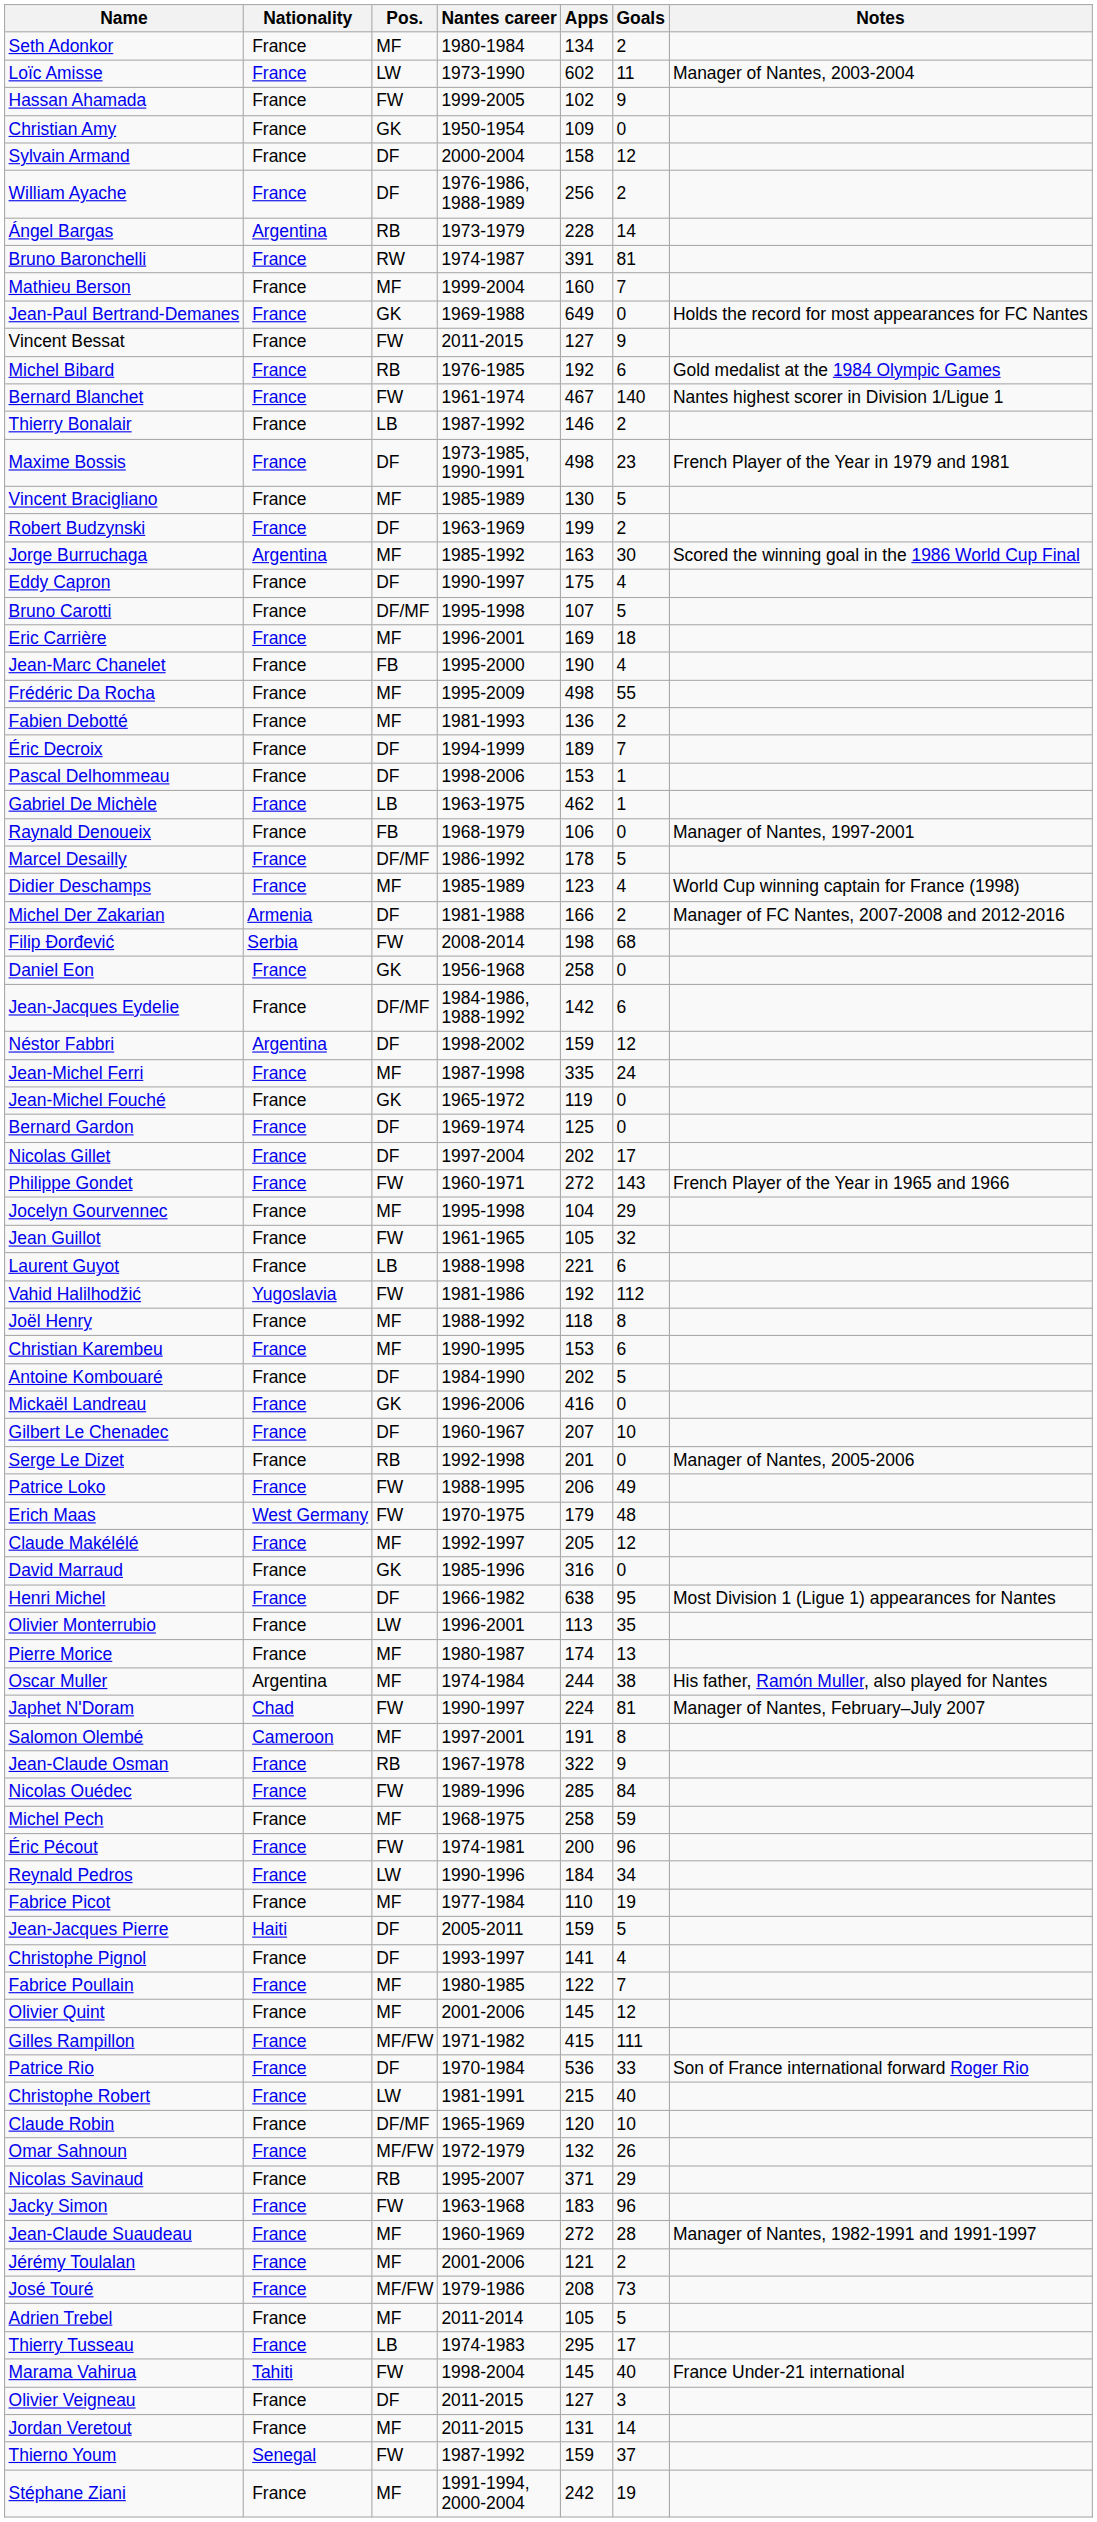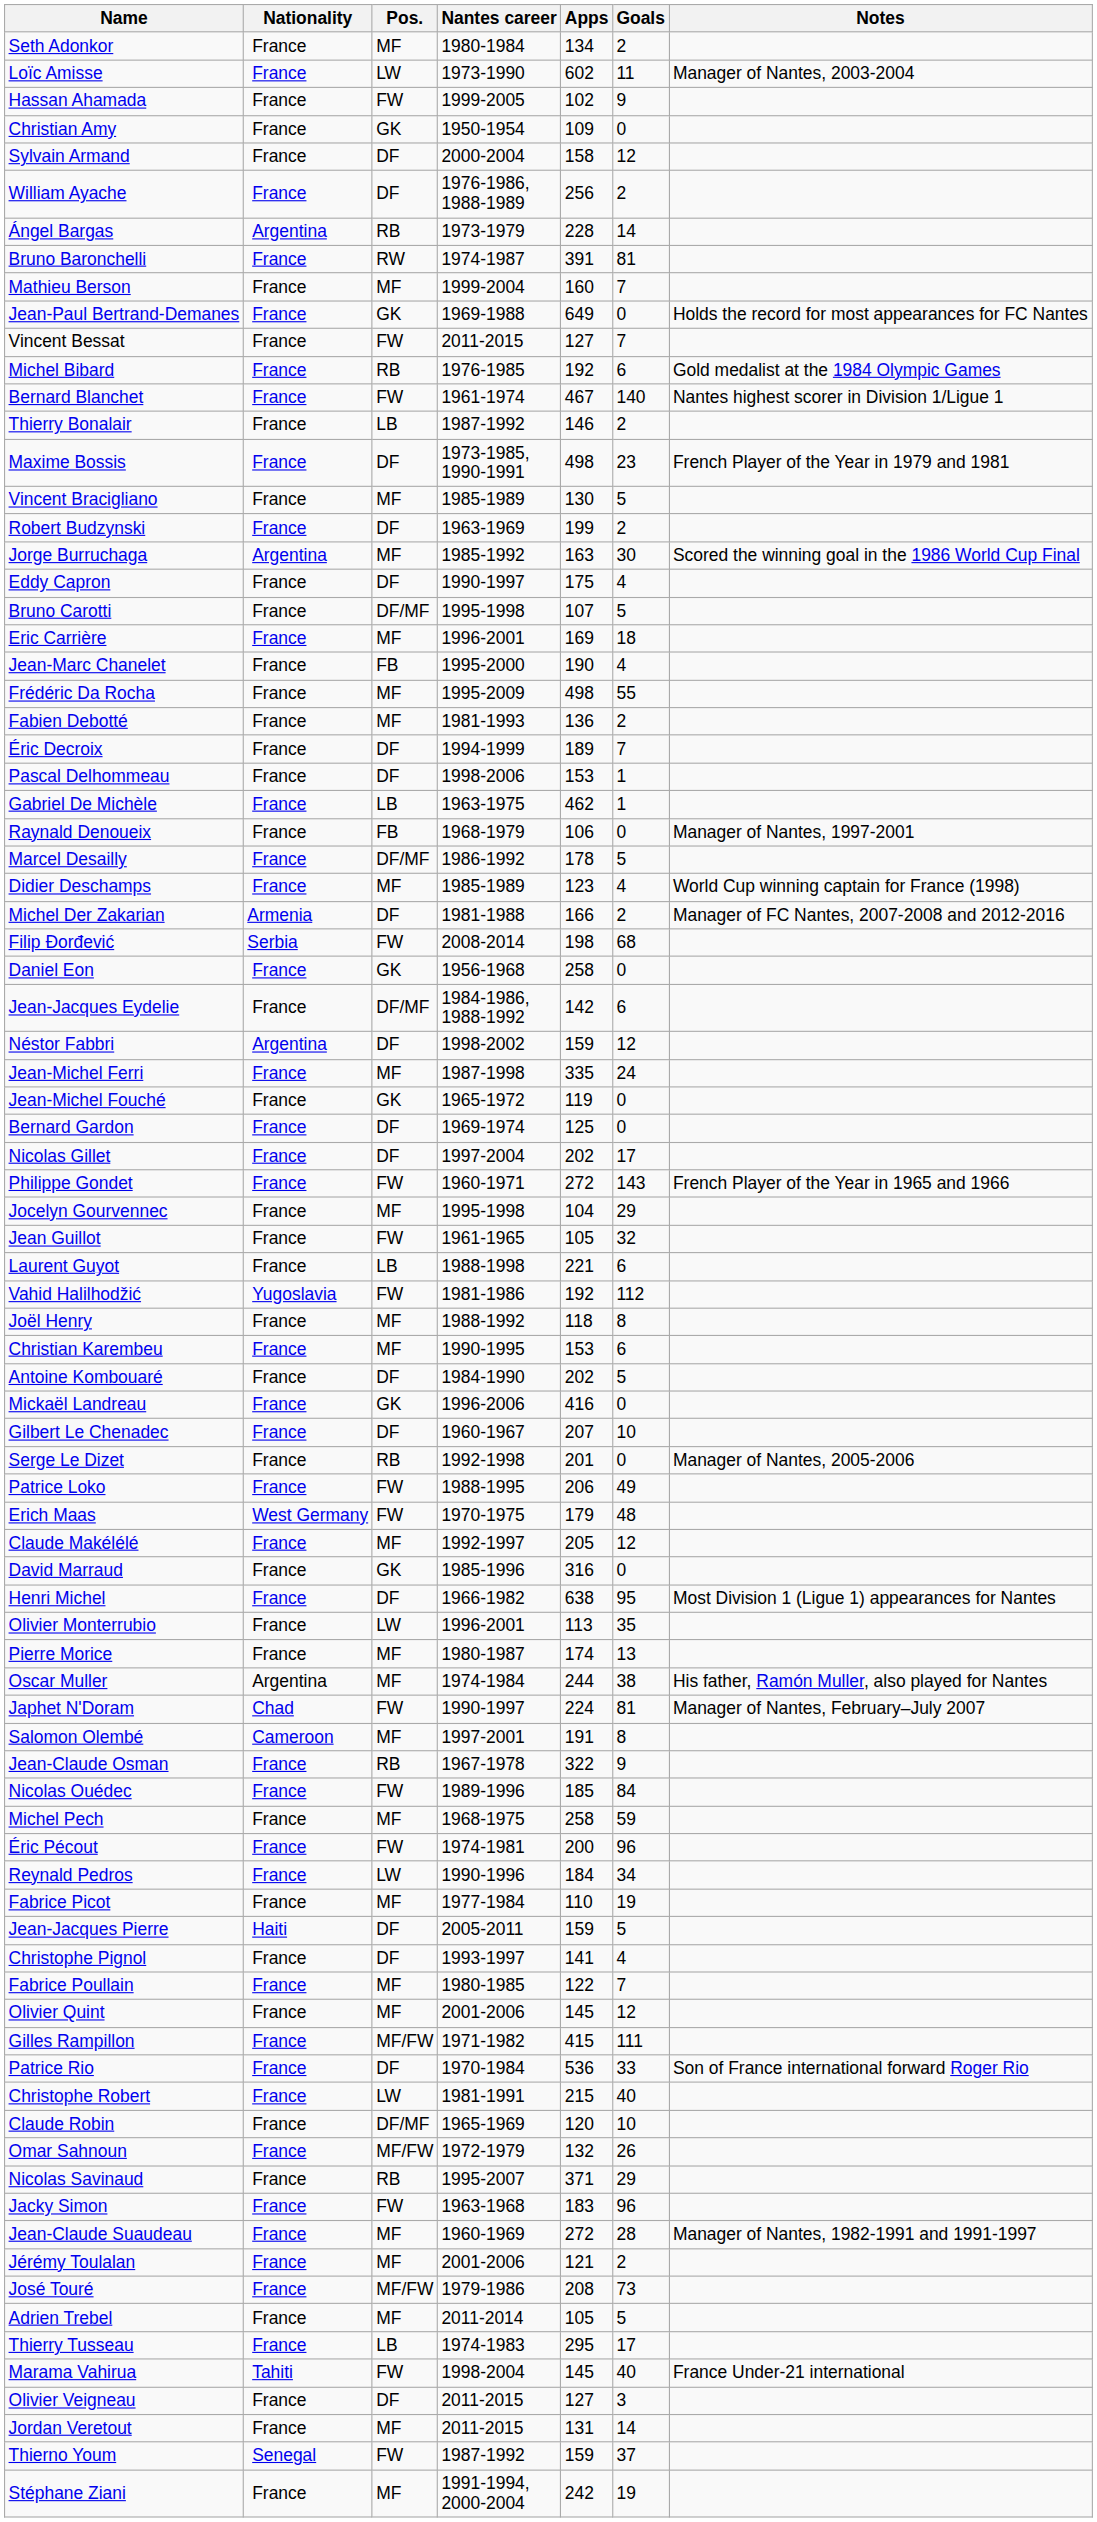(621, 342) 9 -> (621, 342) 7
(579, 1792) 285 -> (579, 1792) 185
